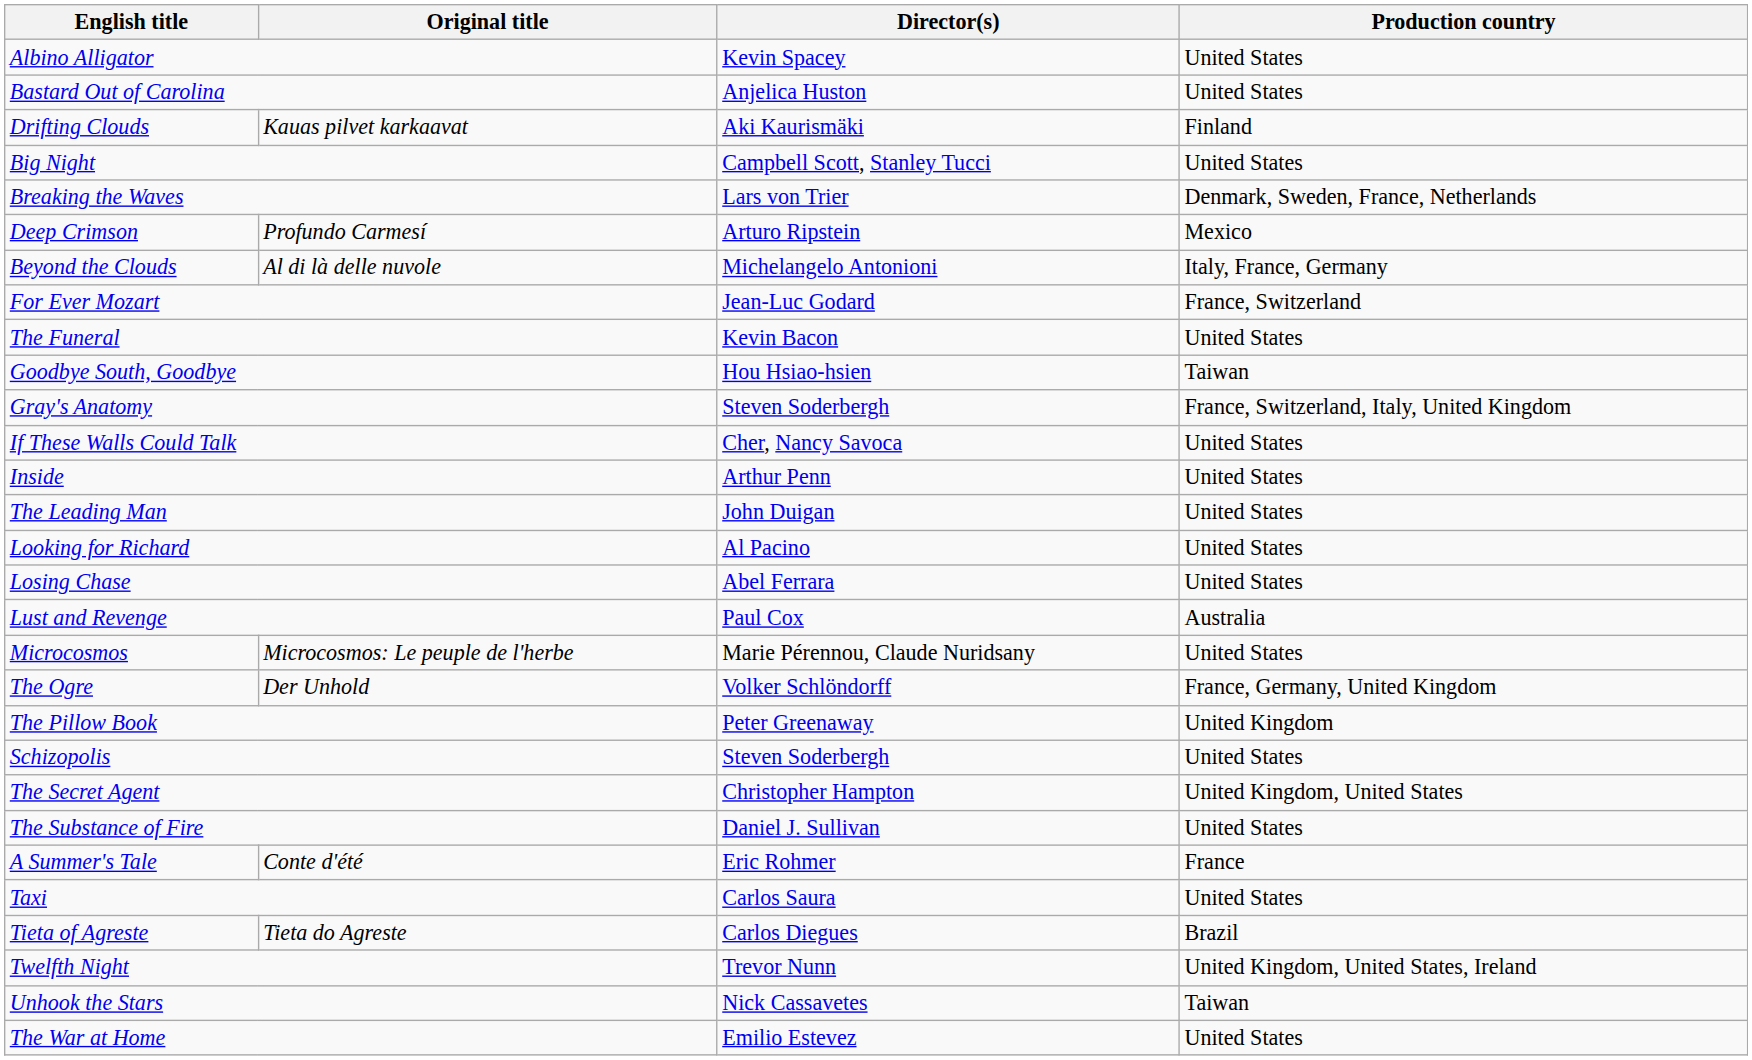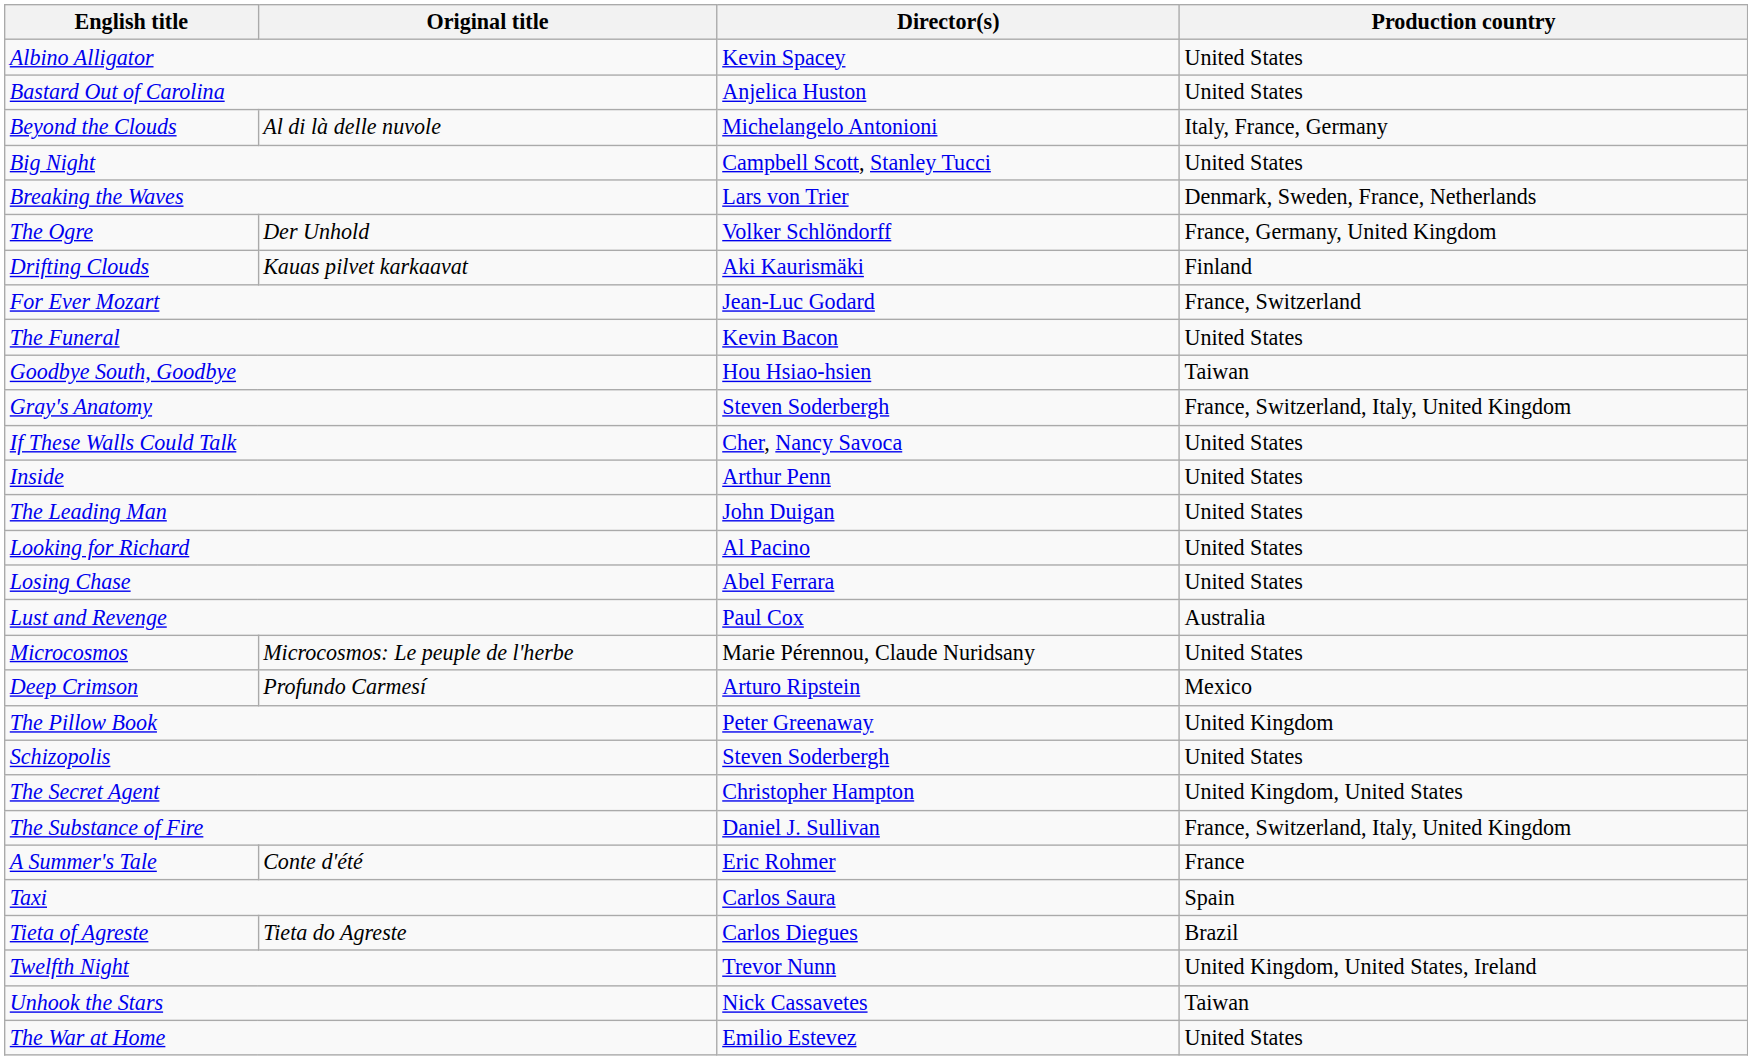rows swapped: (93, 267) <-> (79, 127)
rows swapped: (74, 232) <-> (51, 687)
(1244, 827) United States -> (1378, 827) France, Switzerland, Italy, United Kingdom
(1244, 897) United States -> (1210, 897) Spain
